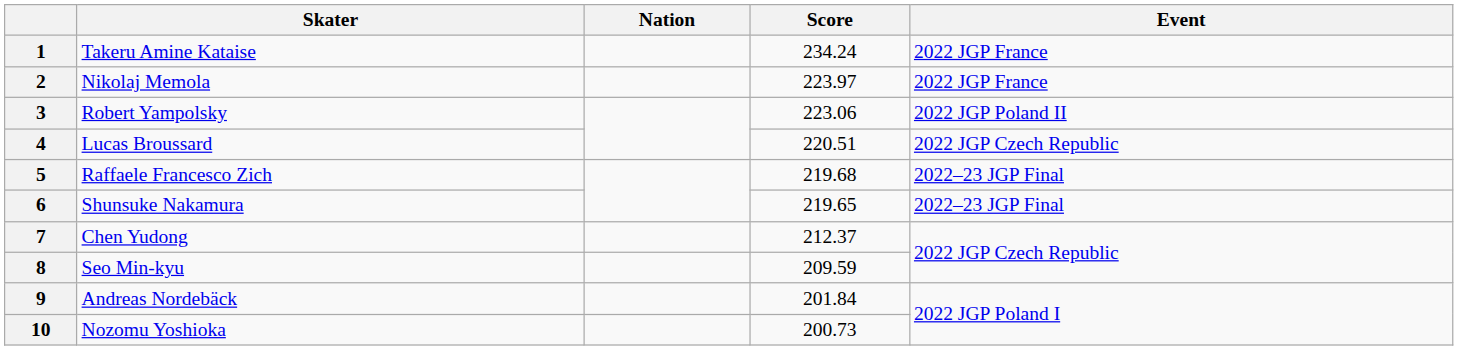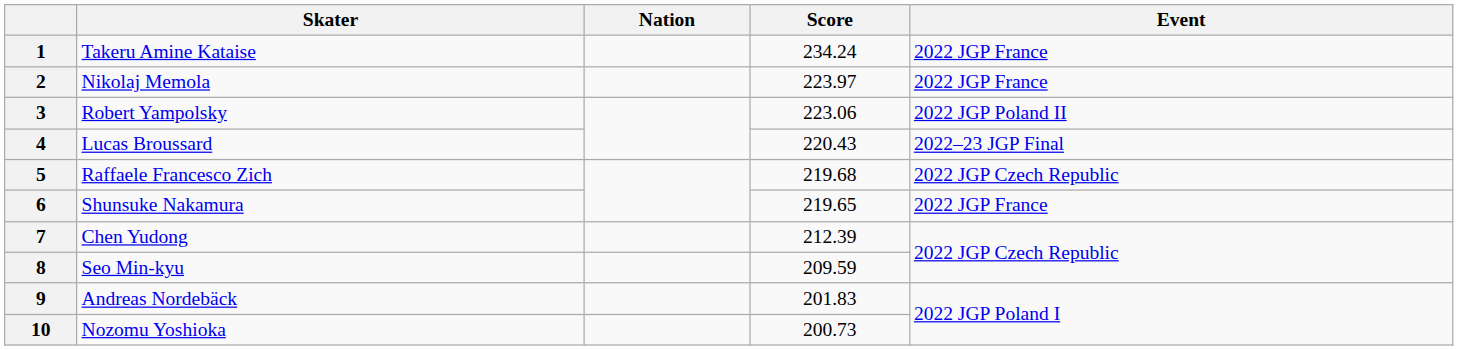(830, 143) 220.51 -> (830, 143) 220.43
(1016, 143) 2022 JGP Czech Republic -> (989, 143) 2022–23 JGP Final
(989, 174) 2022–23 JGP Final -> (1016, 174) 2022 JGP Czech Republic
(989, 205) 2022–23 JGP Final -> (981, 205) 2022 JGP France
(830, 236) 212.37 -> (830, 236) 212.39
(830, 298) 201.84 -> (830, 298) 201.83
